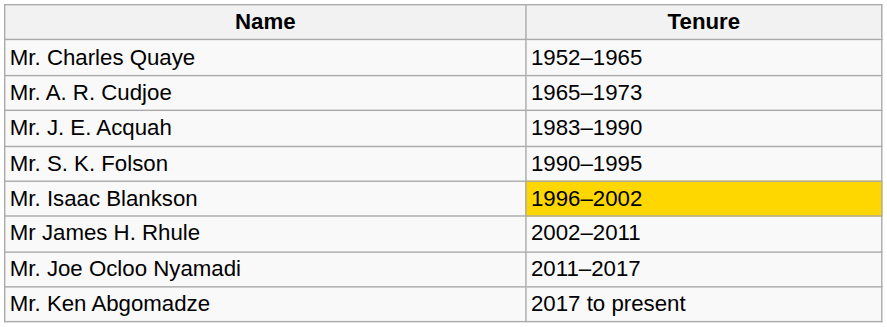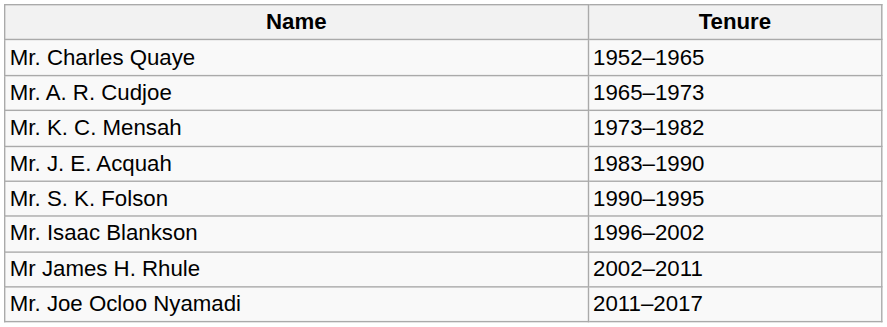+ row: (96, 127)
(587, 198) gold background -> (649, 233) no background
- row: (110, 304)
